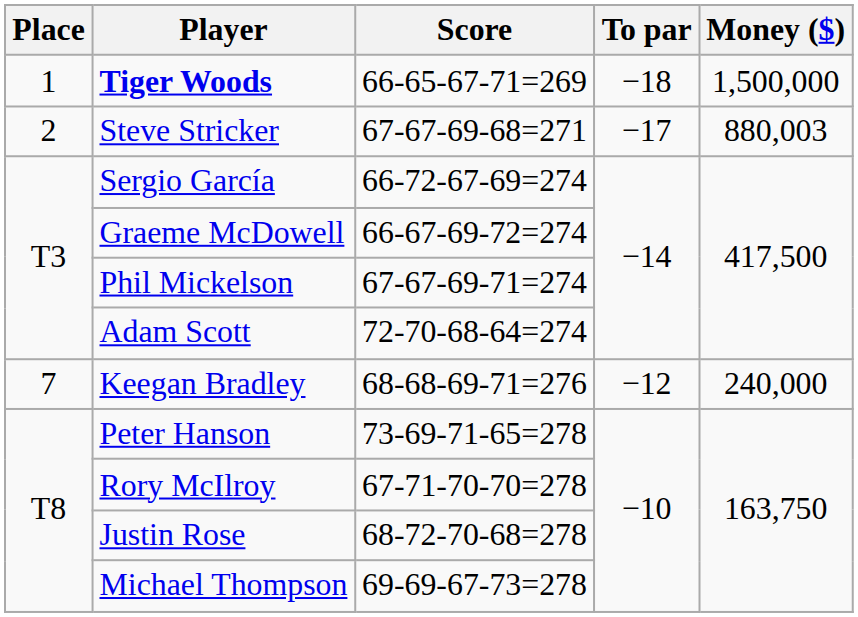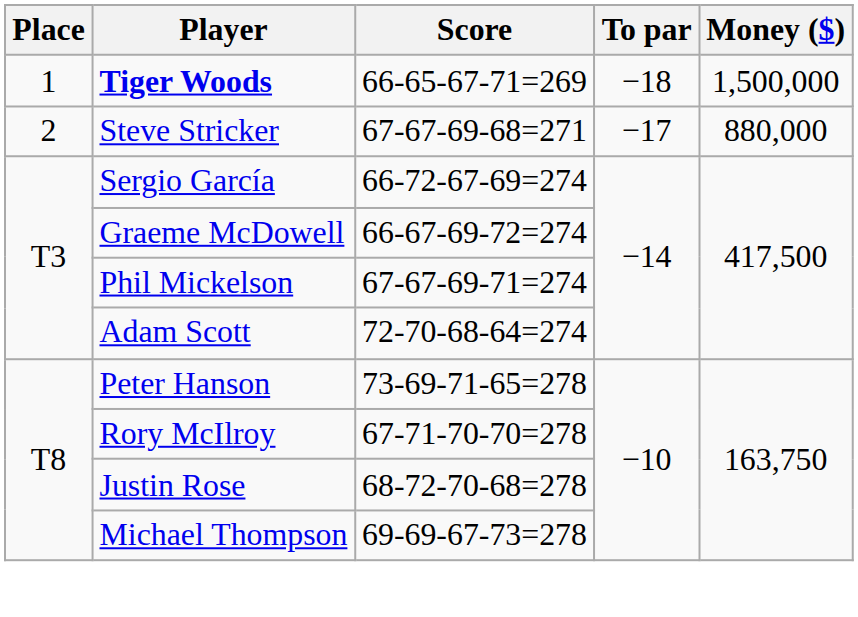(776, 130) 880,003 -> (776, 130) 880,000
- row: (202, 383)
